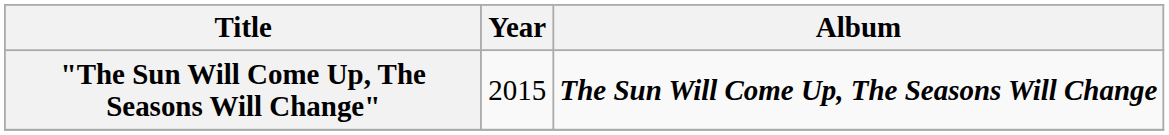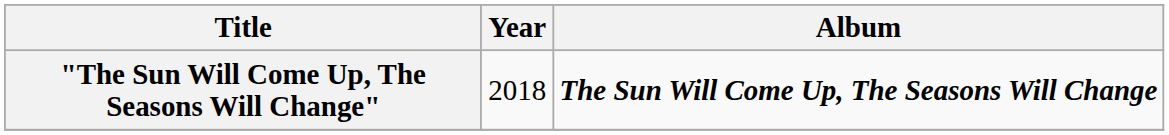(517, 89) 2015 -> (517, 89) 2018
